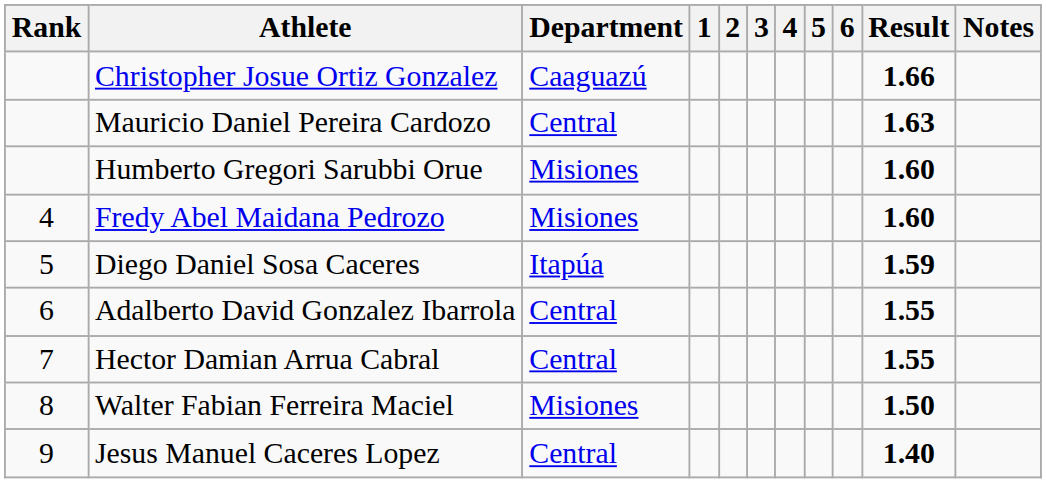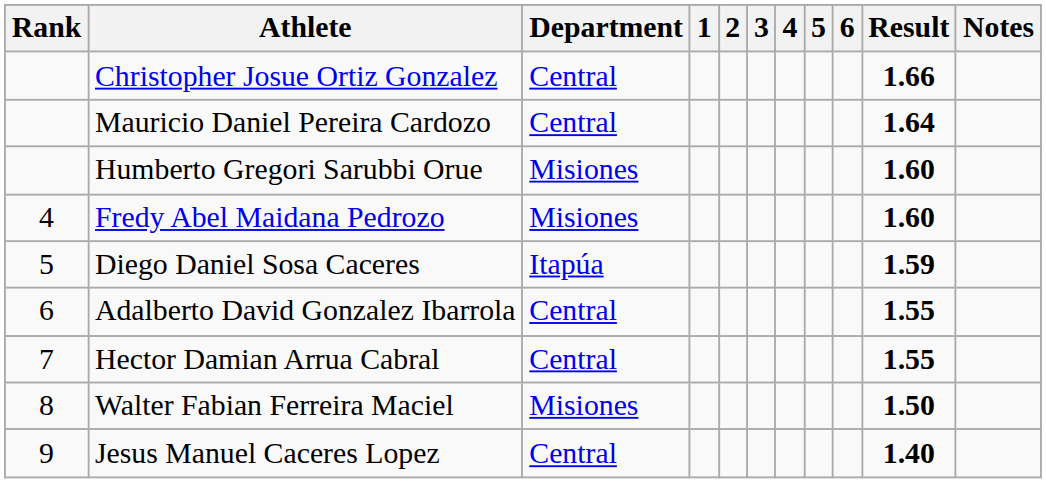(588, 75) Caaguazú -> (573, 75) Central
(909, 122) 1.63 -> (909, 122) 1.64
